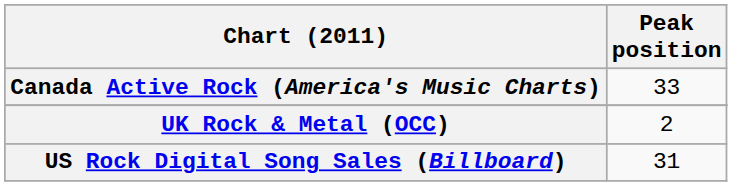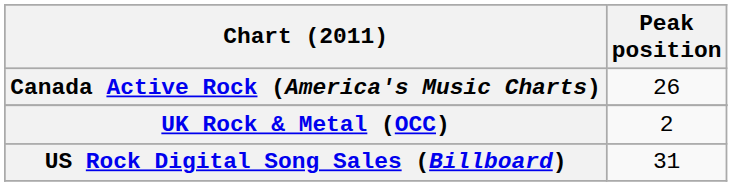(667, 87) 33 -> (667, 87) 26
